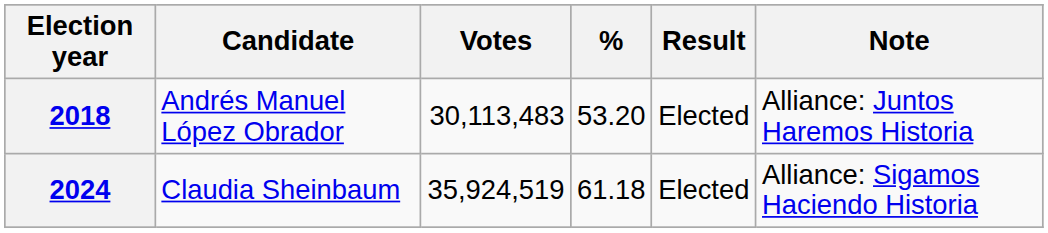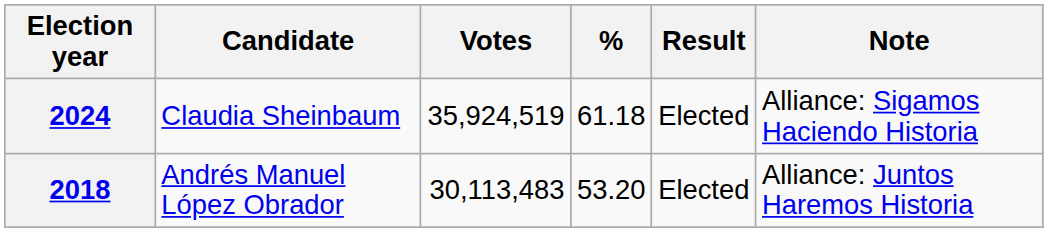rows swapped: (80, 115) <-> (80, 189)
